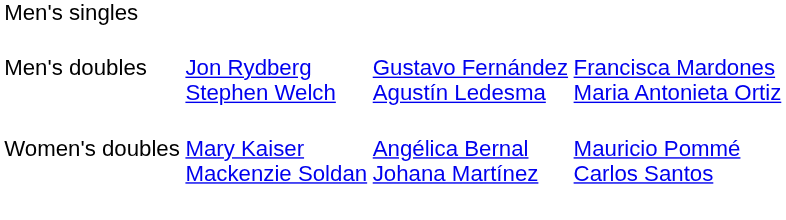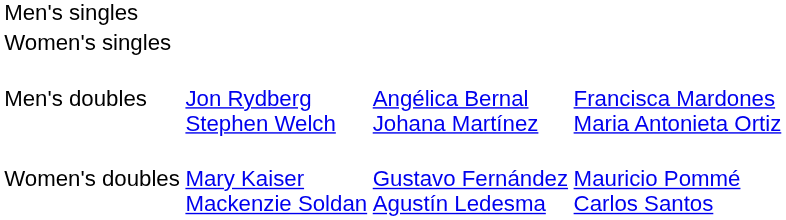+ row: (88, 43)
(470, 80) Gustavo Fernández Agustín Ledesma -> (456, 111) Angélica Bernal Johana Martínez
(456, 161) Angélica Bernal Johana Martínez -> (470, 191) Gustavo Fernández Agustín Ledesma
